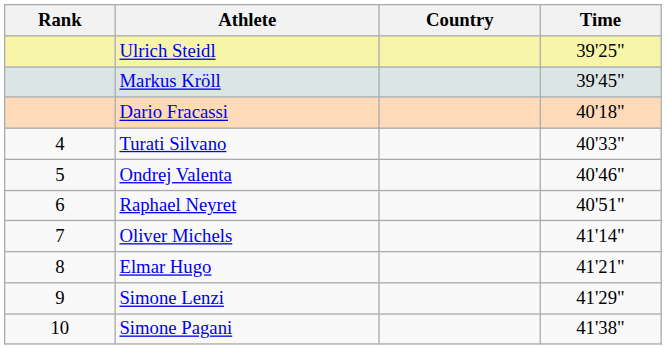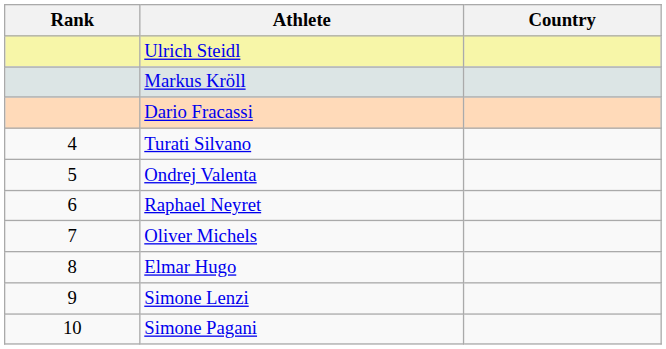- column: (600, 20)
